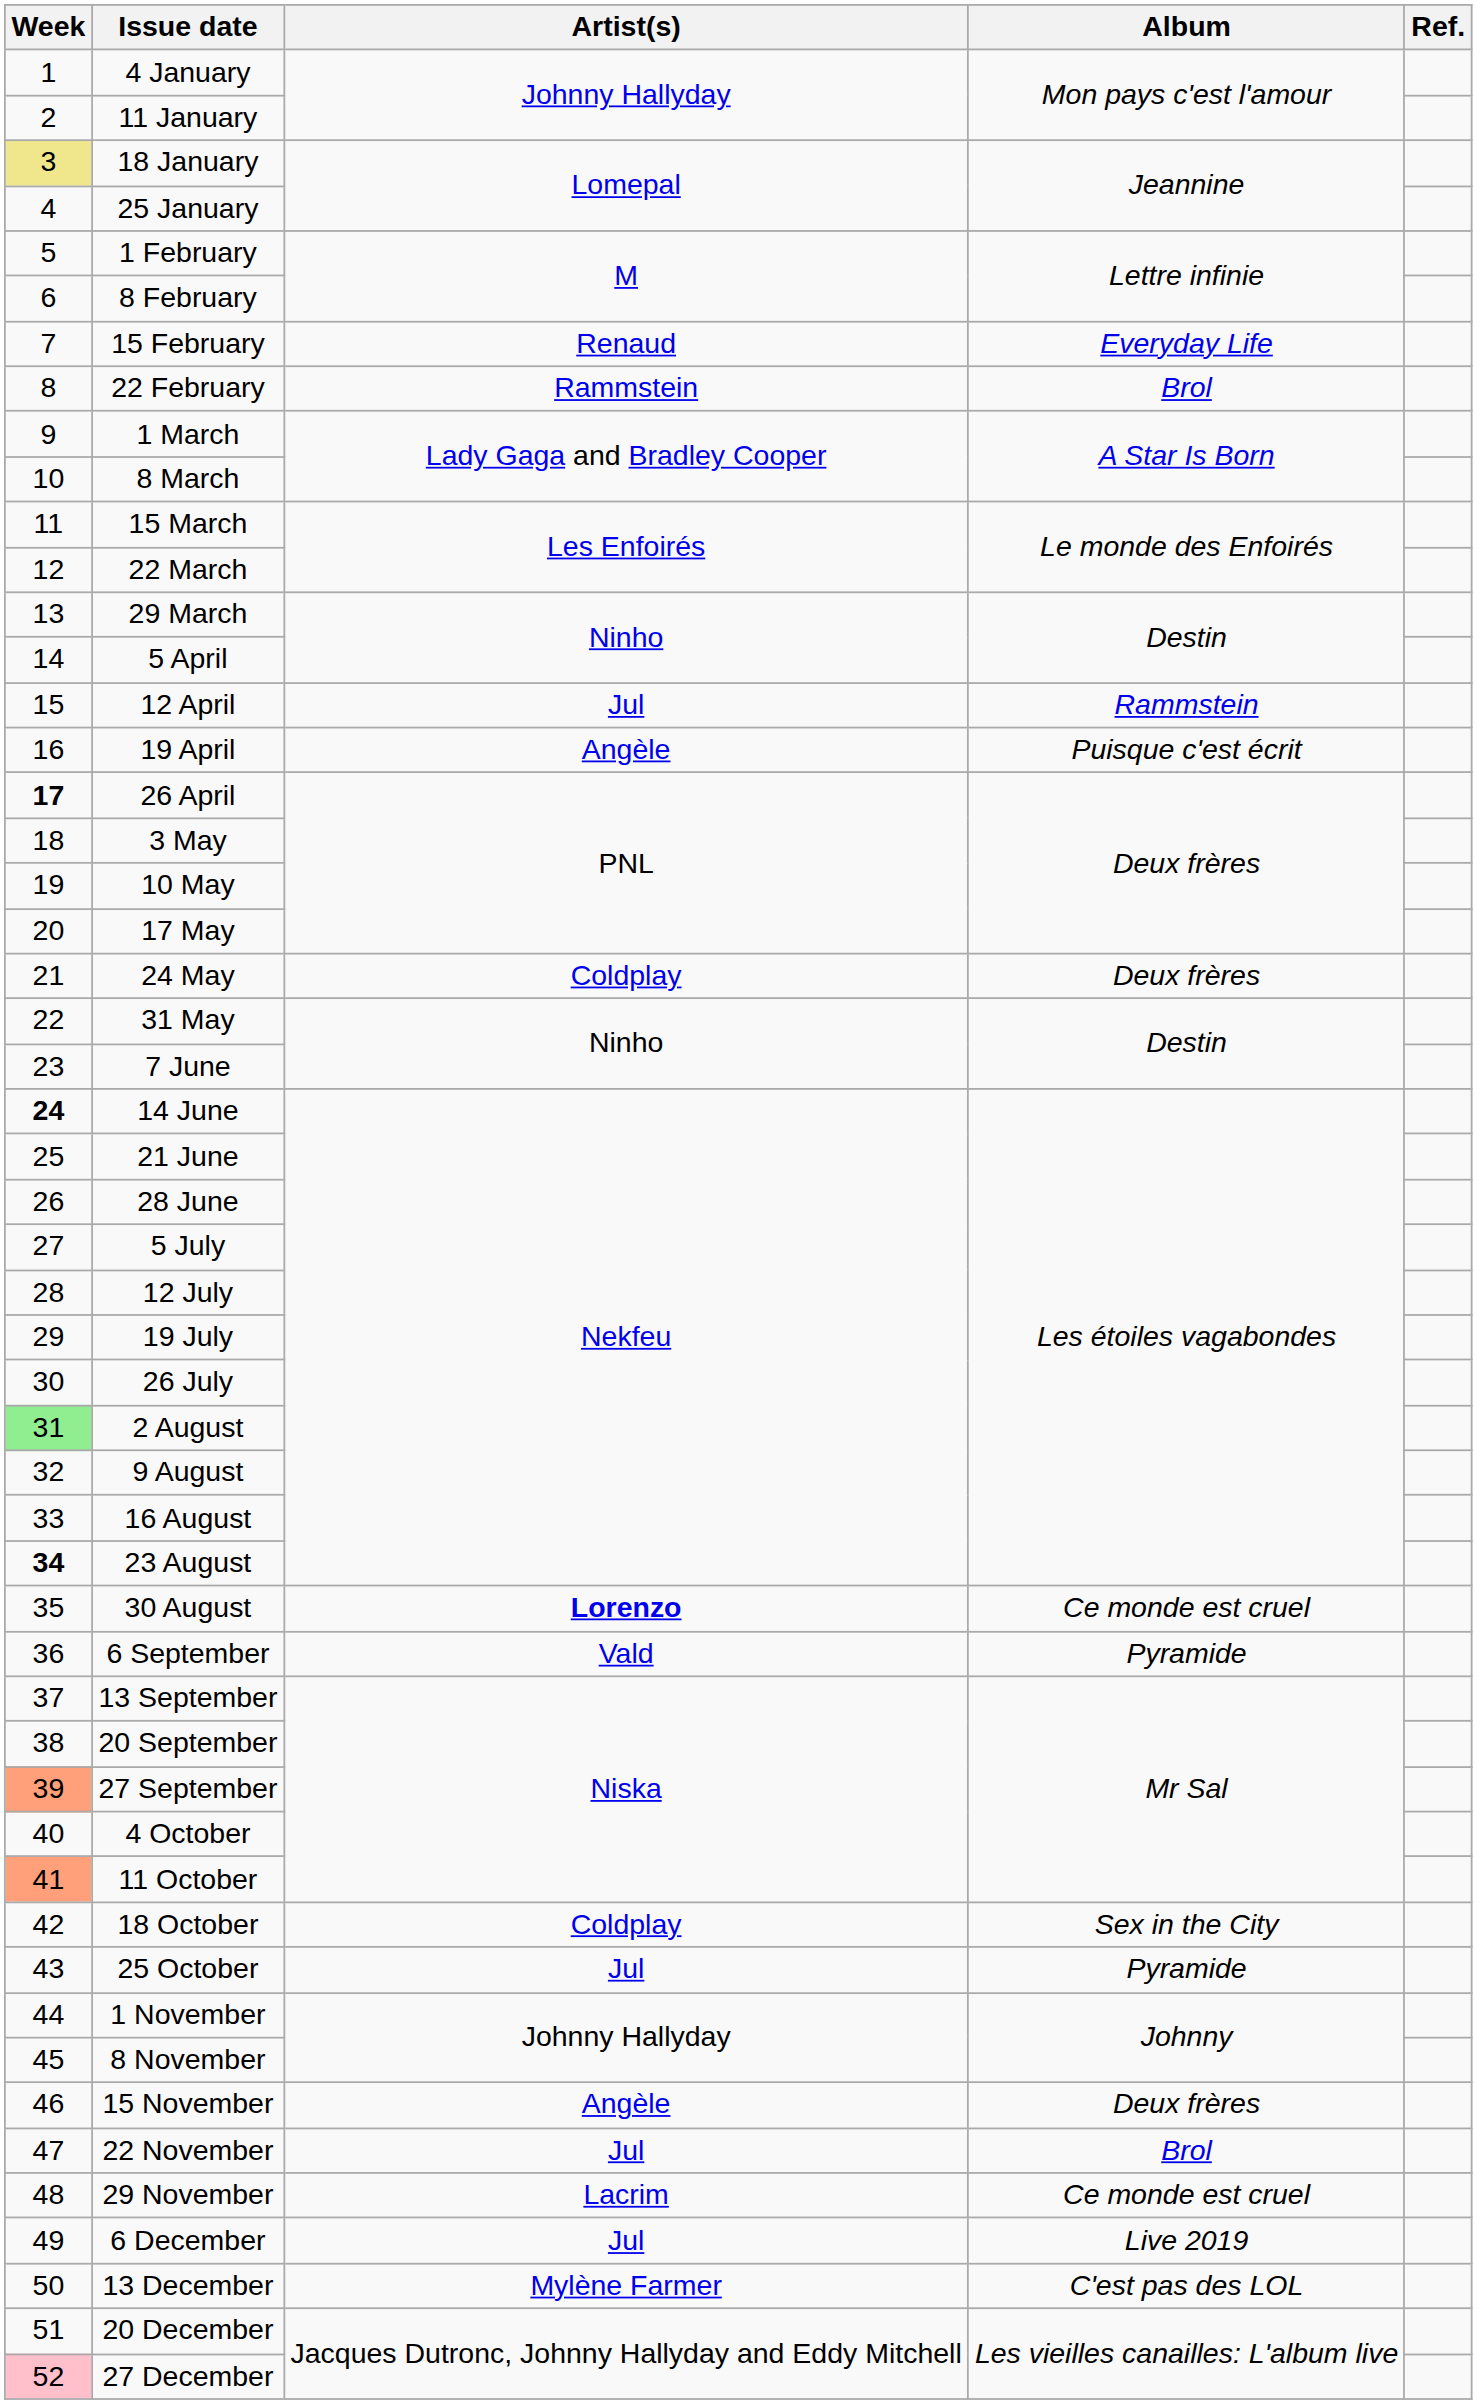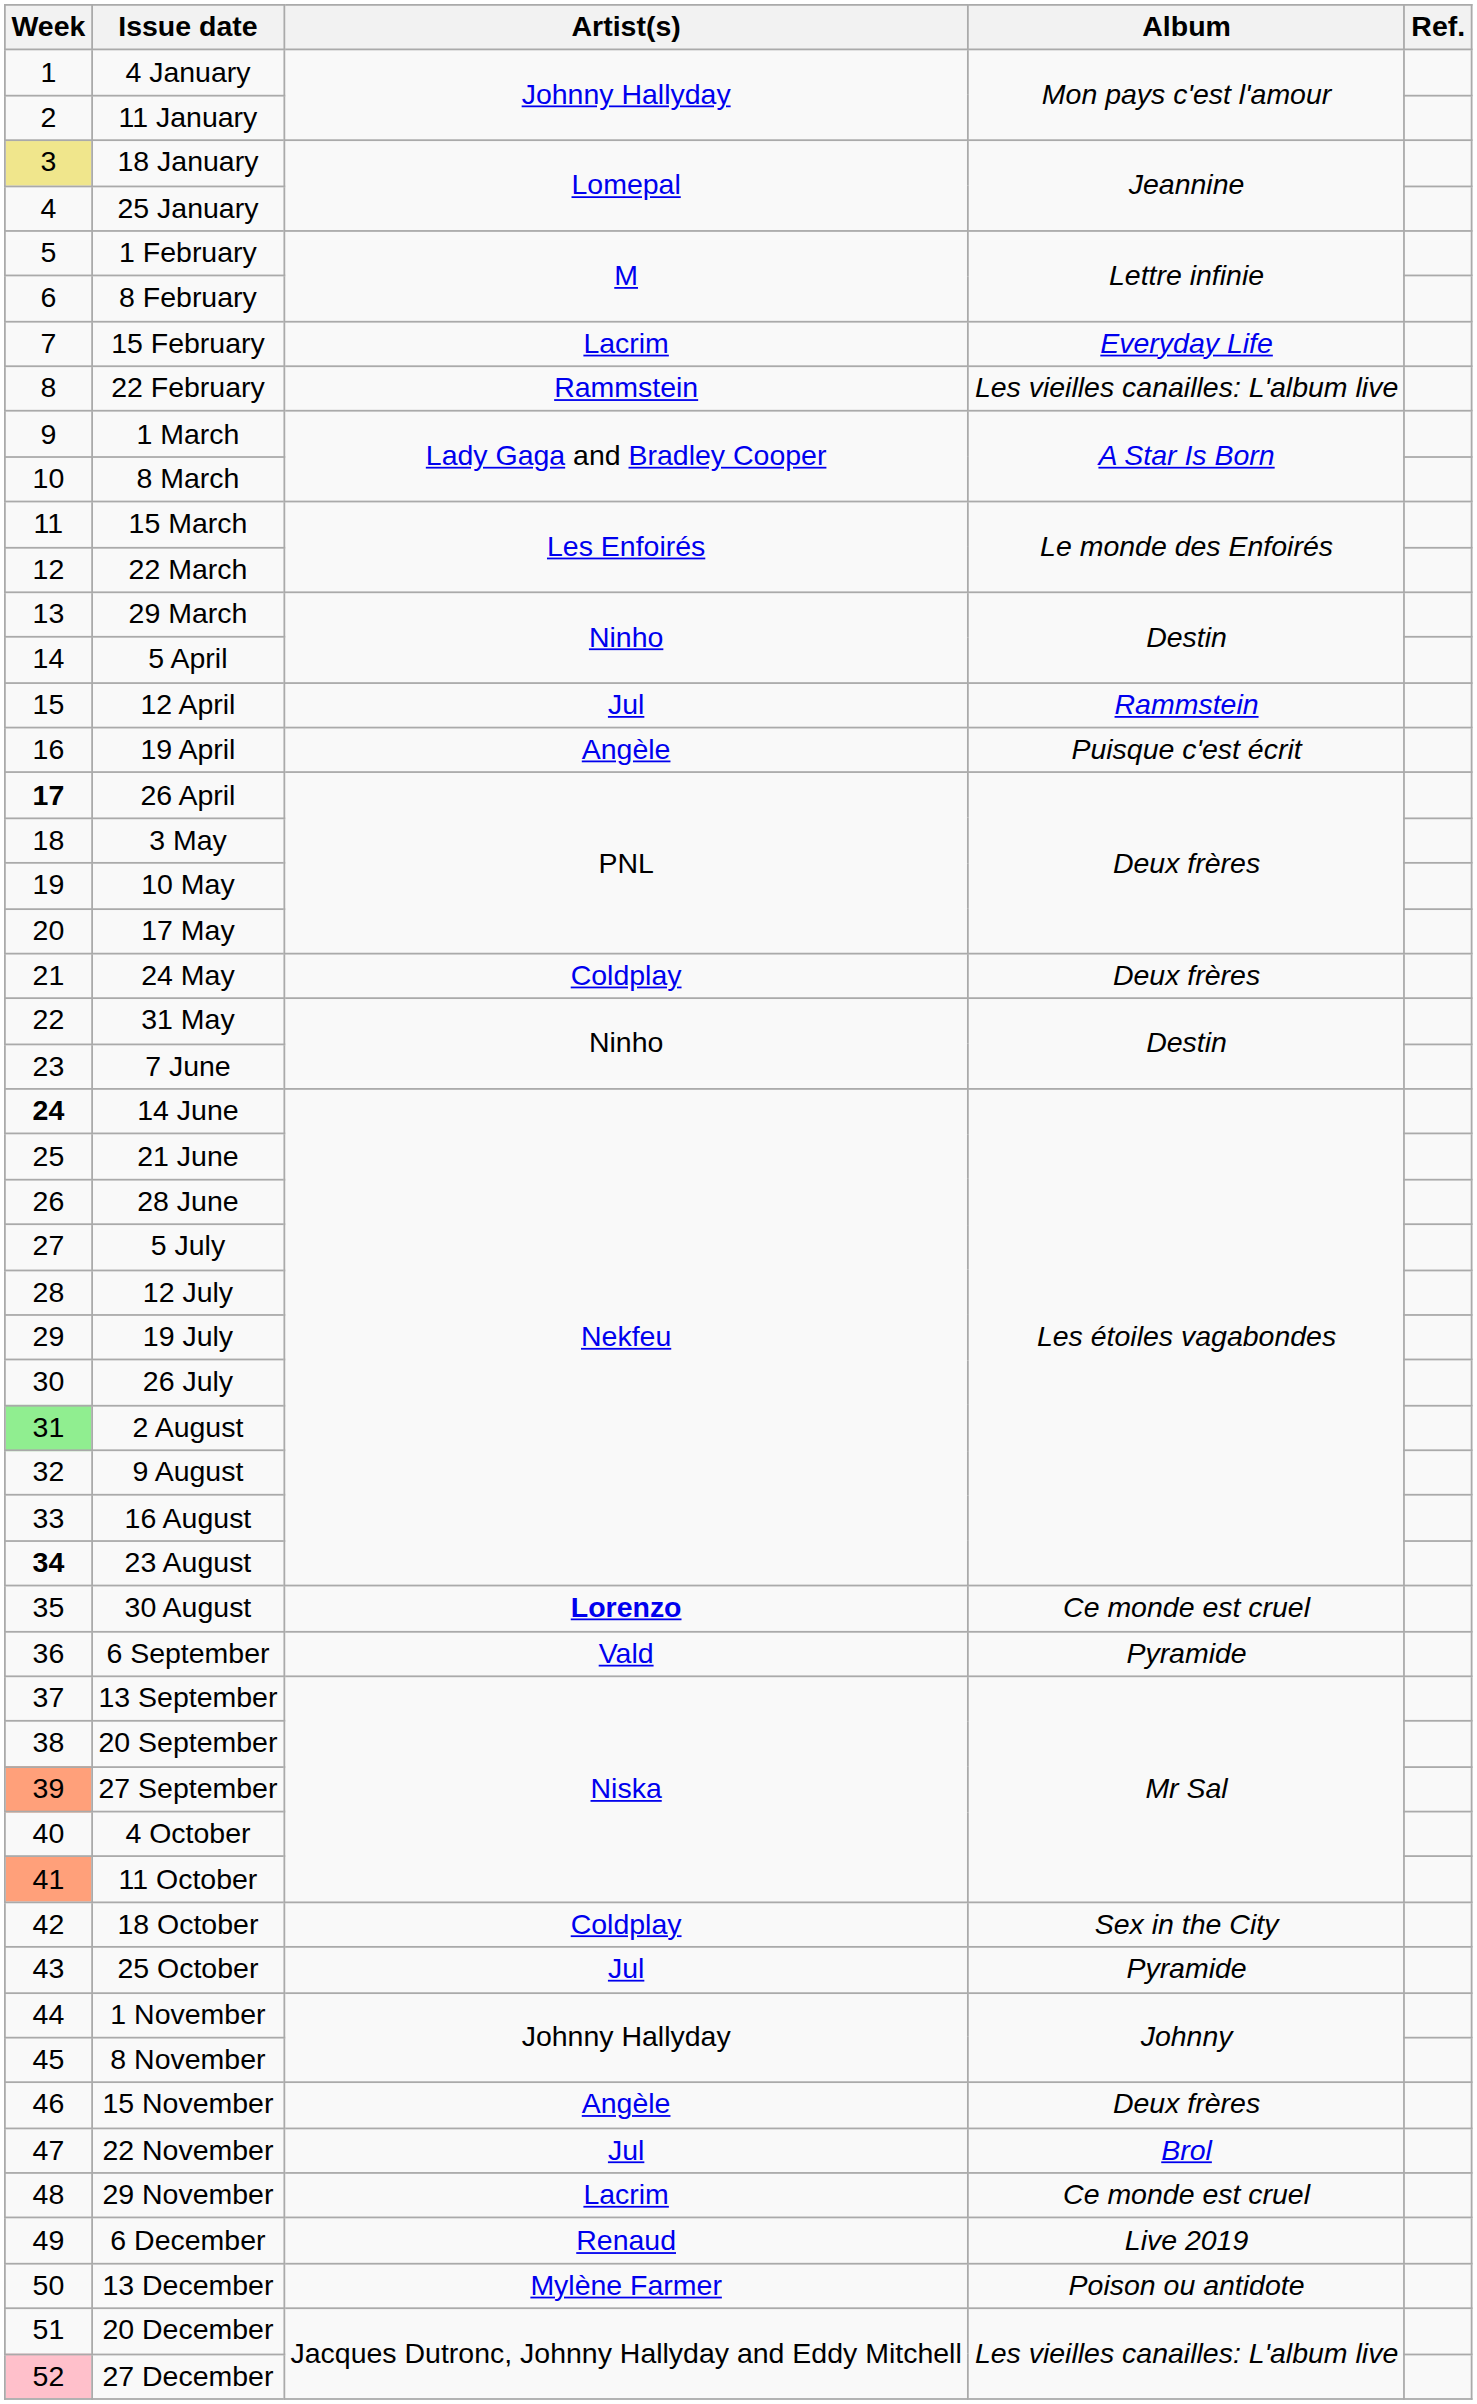(626, 343) Renaud -> (626, 343) Lacrim
(1187, 388) Brol -> (1187, 388) Les vieilles canailles: L'album live
(626, 2240) Jul -> (626, 2240) Renaud
(1187, 2285) C'est pas des LOL -> (1187, 2285) Poison ou antidote
